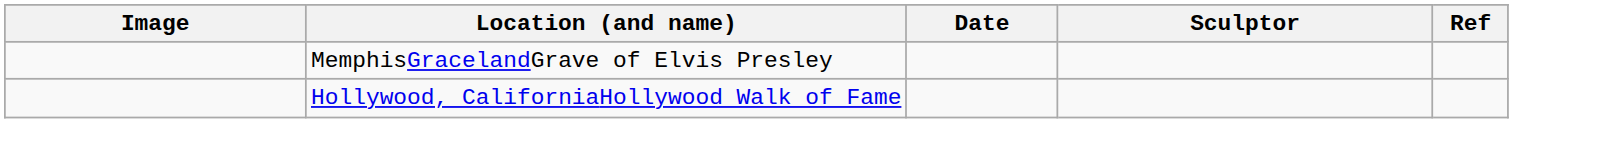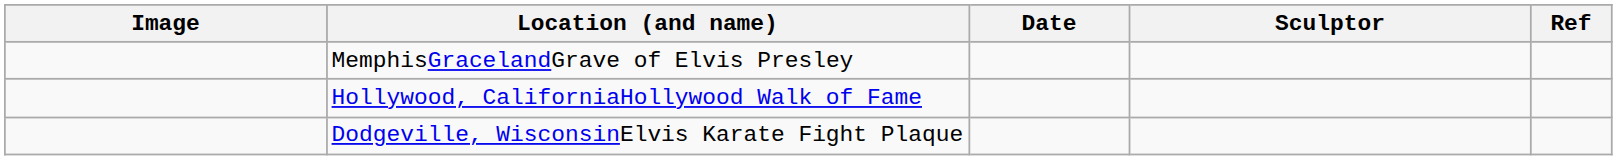+ row: (647, 135)
